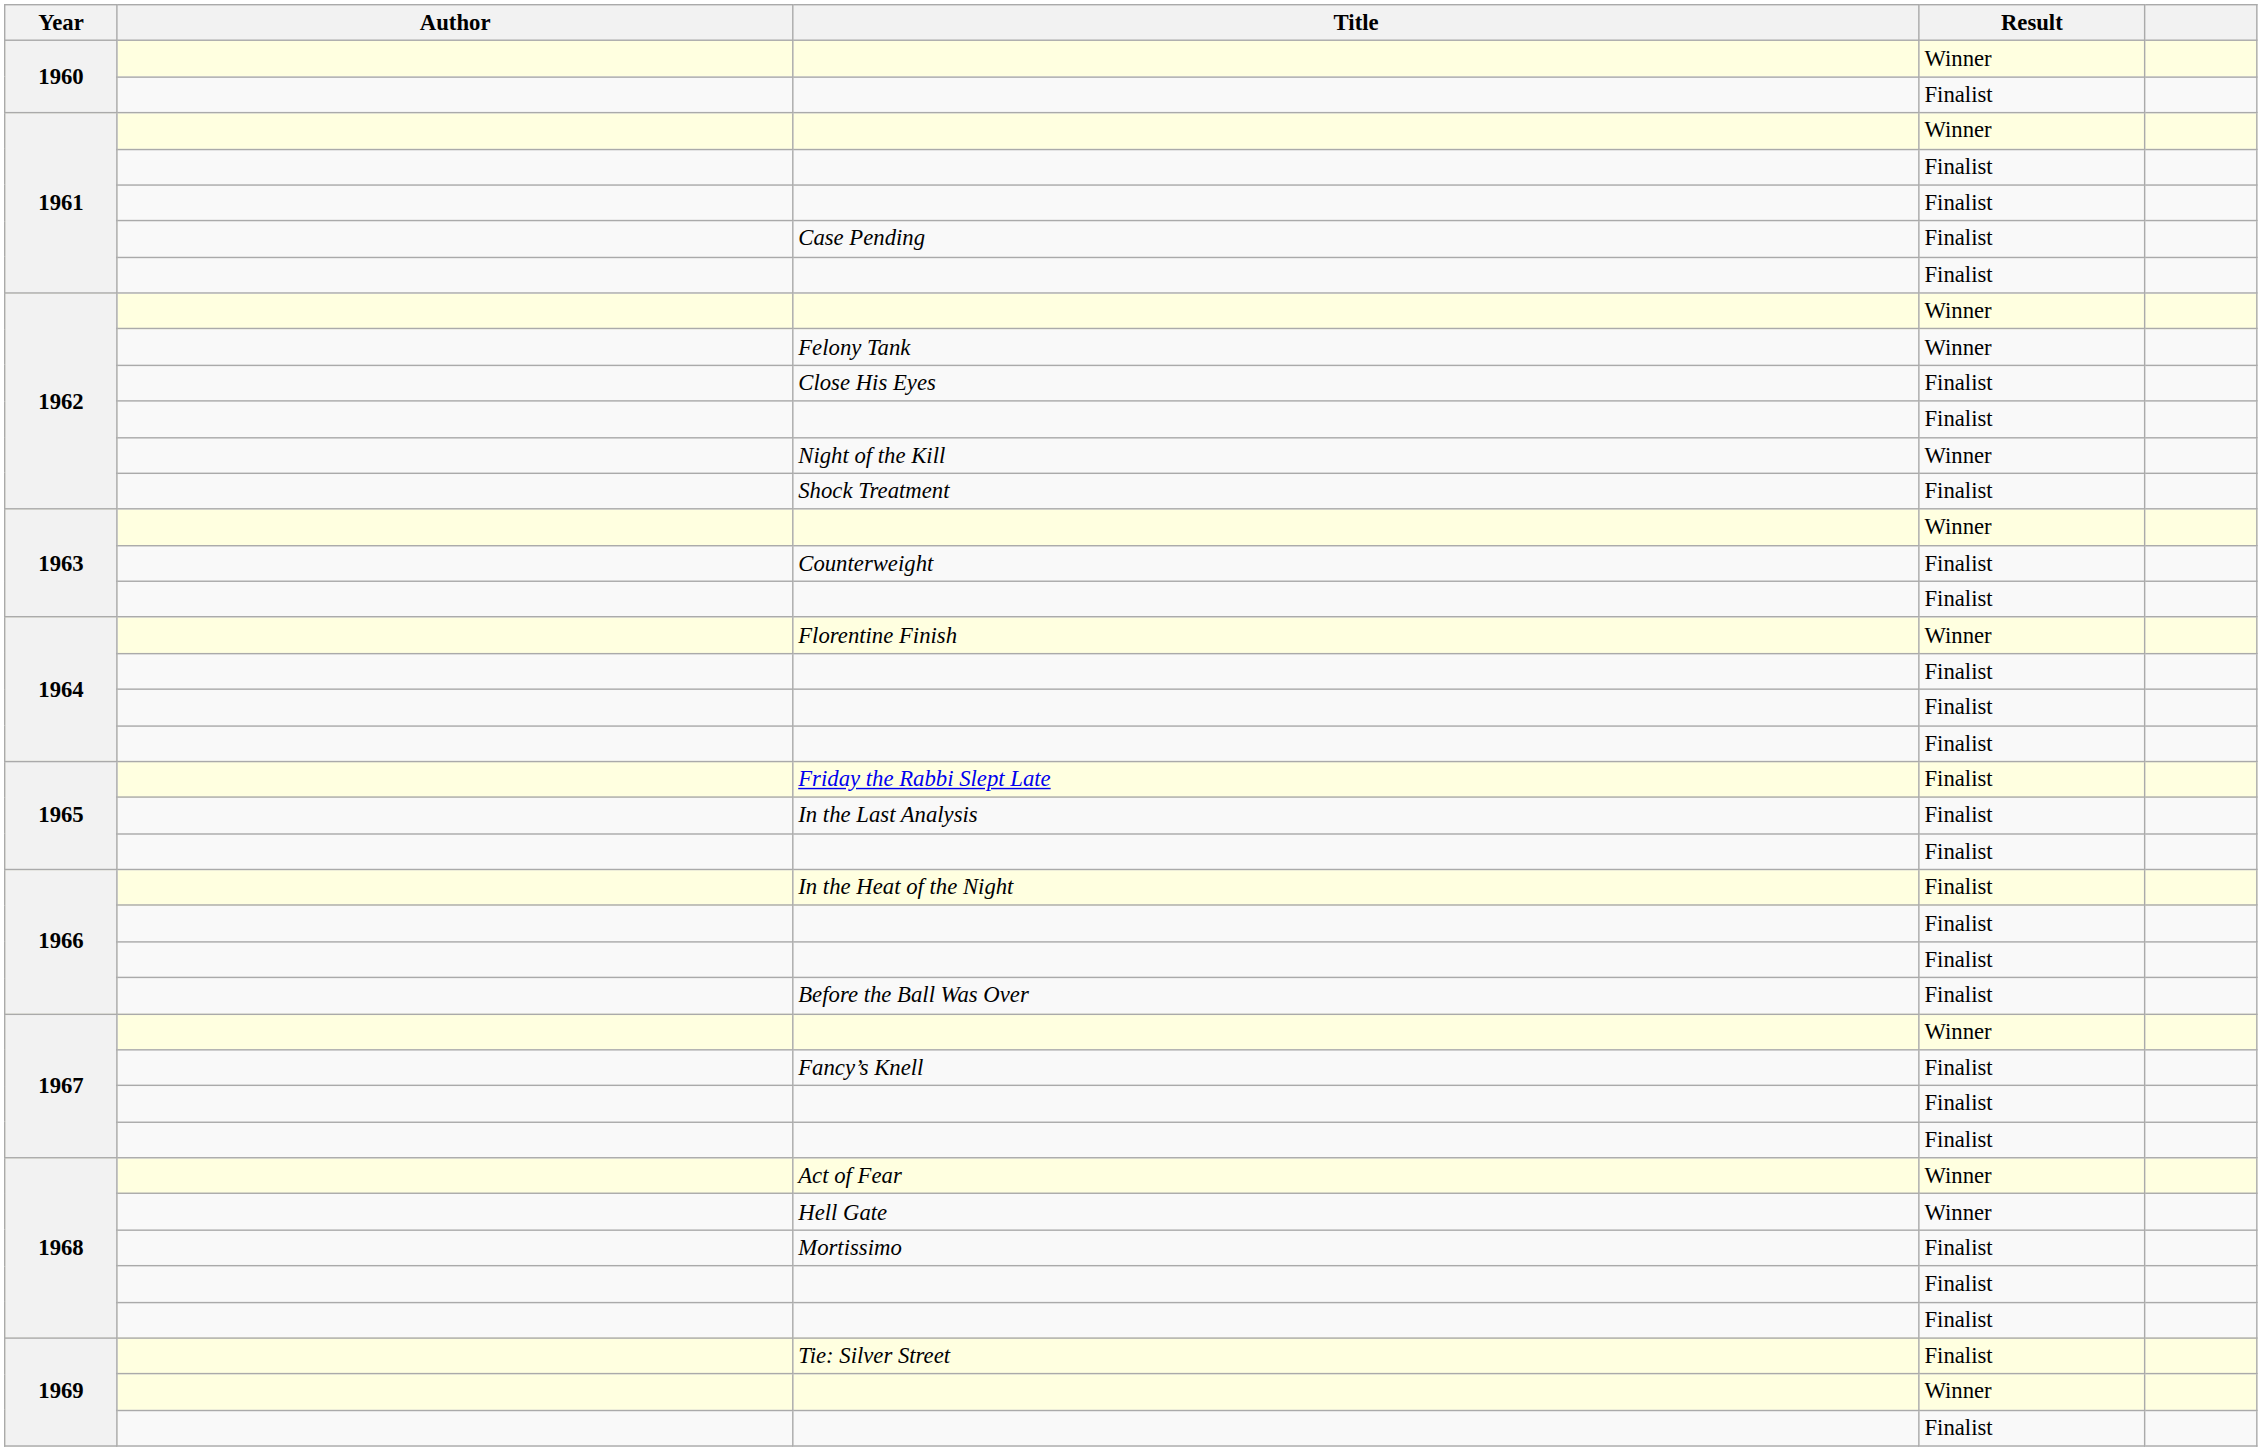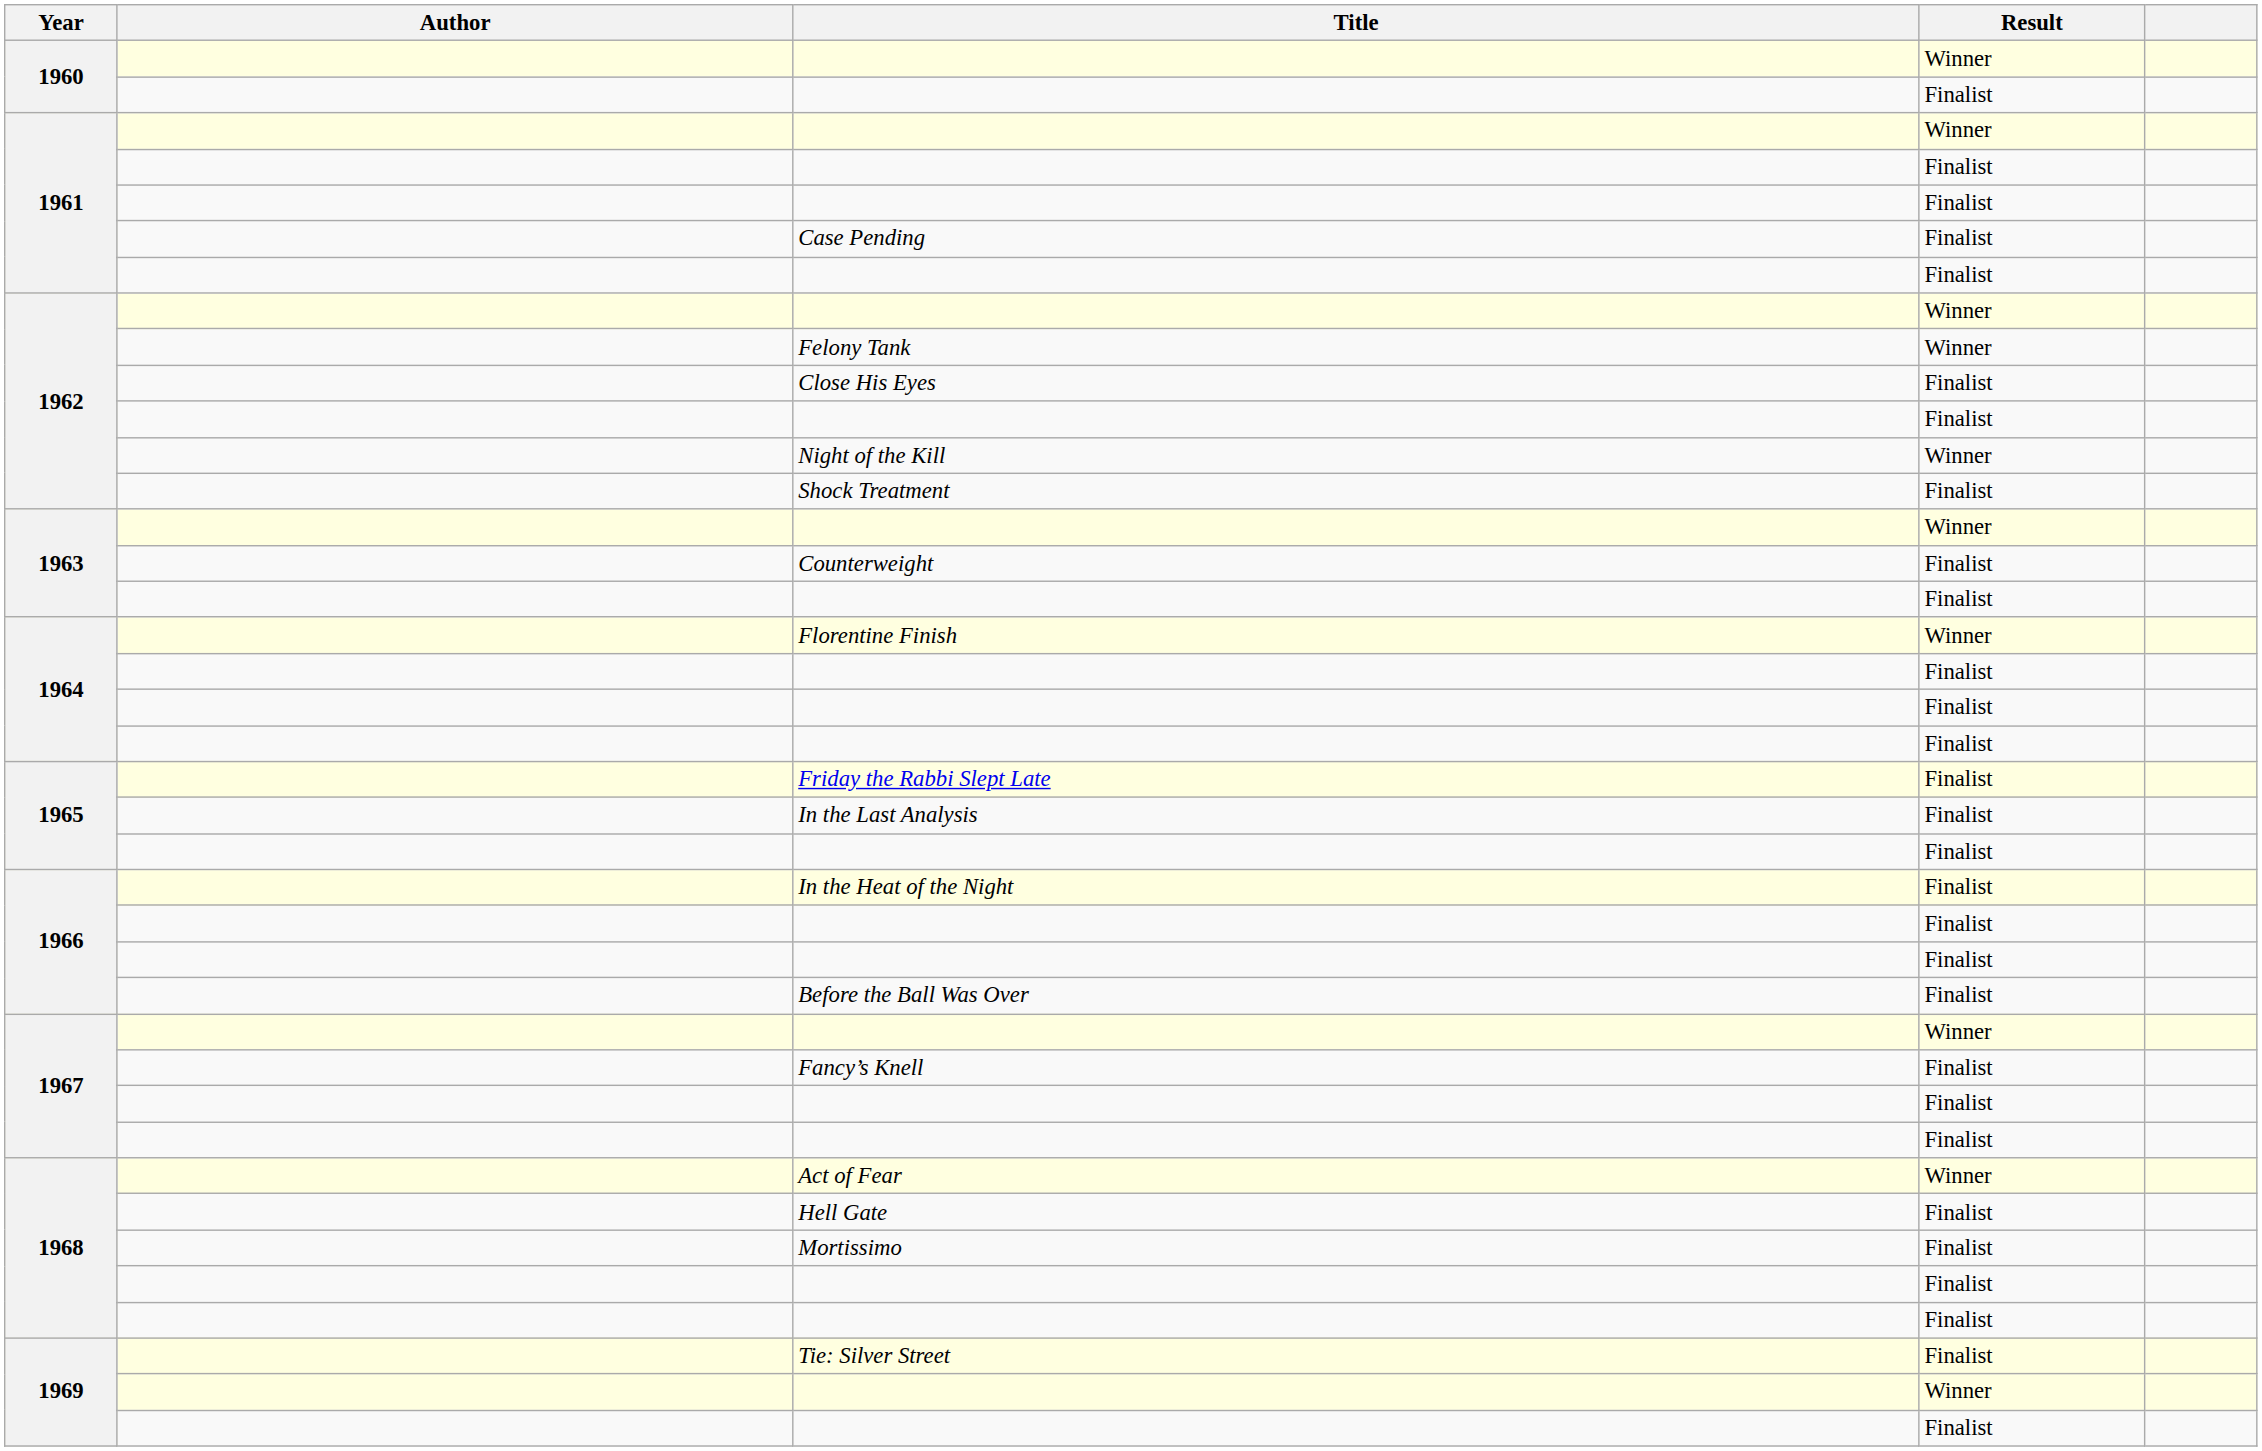(1958, 1211) Winner -> (1959, 1211) Finalist
